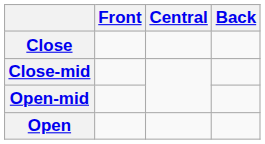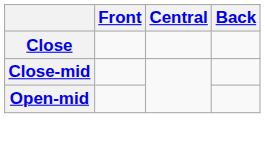- row: (49, 125)
